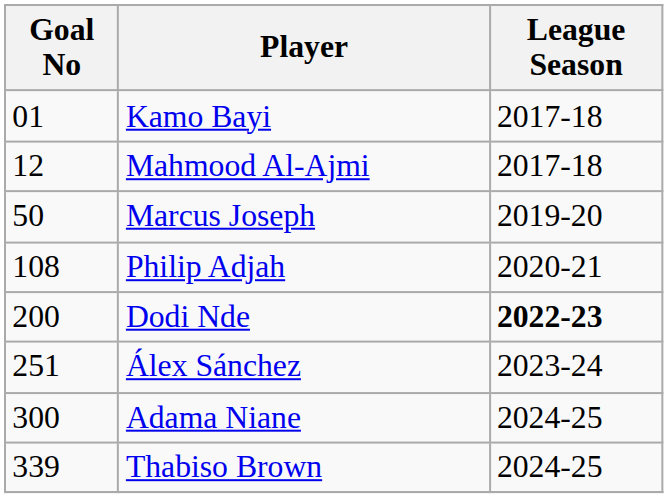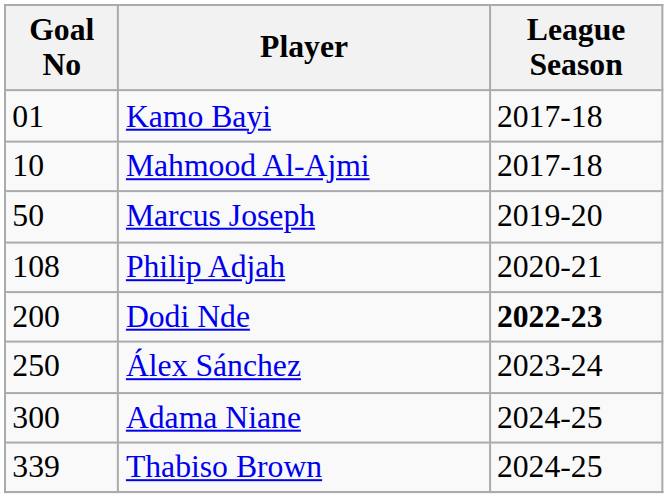(28, 165) 12 -> (28, 165) 10
(36, 366) 251 -> (36, 366) 250
